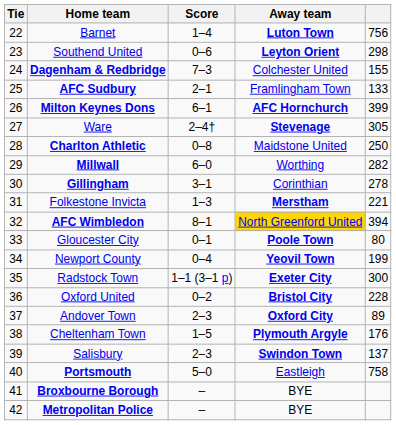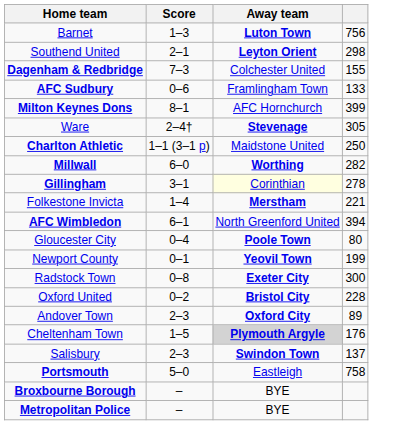- column: (16, 13)
(202, 32) 1–4 -> (179, 32) 1–3
(202, 51) 0–6 -> (179, 51) 2–1
(202, 89) 2–1 -> (179, 89) 0–6
(202, 108) 6–1 -> (179, 108) 8–1
(300, 108) bold -> (278, 108) normal
(202, 146) 0–8 -> (179, 146) 1–1 (3–1 p)
(300, 164) normal -> (278, 164) bold
(300, 183) no background -> (278, 183) lightyellow background
(202, 202) 1–3 -> (179, 202) 1–4
(202, 221) 8–1 -> (179, 221) 6–1
(300, 221) gold background -> (278, 221) no background
(202, 240) 0–1 -> (179, 240) 0–4
(202, 259) 0–4 -> (179, 259) 0–1
(202, 278) 1–1 (3–1 p) -> (179, 278) 0–8
(300, 334) no background -> (278, 334) lightgrey background
